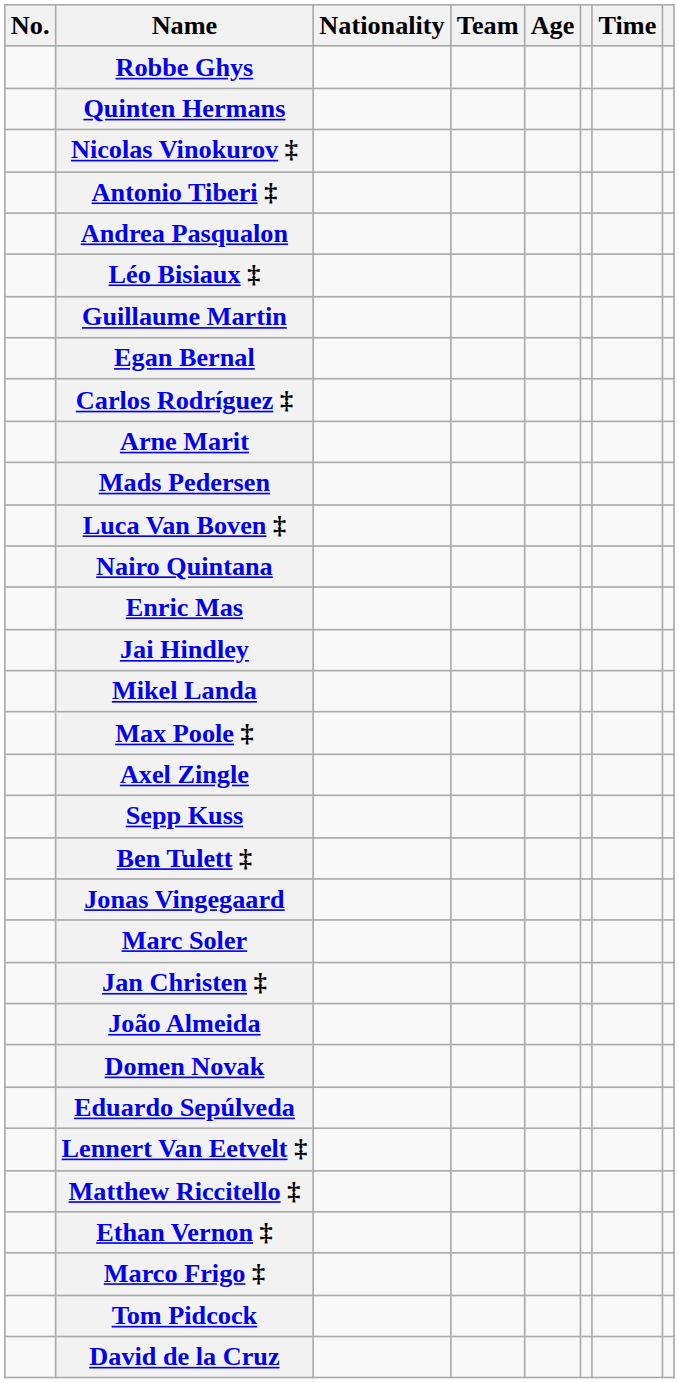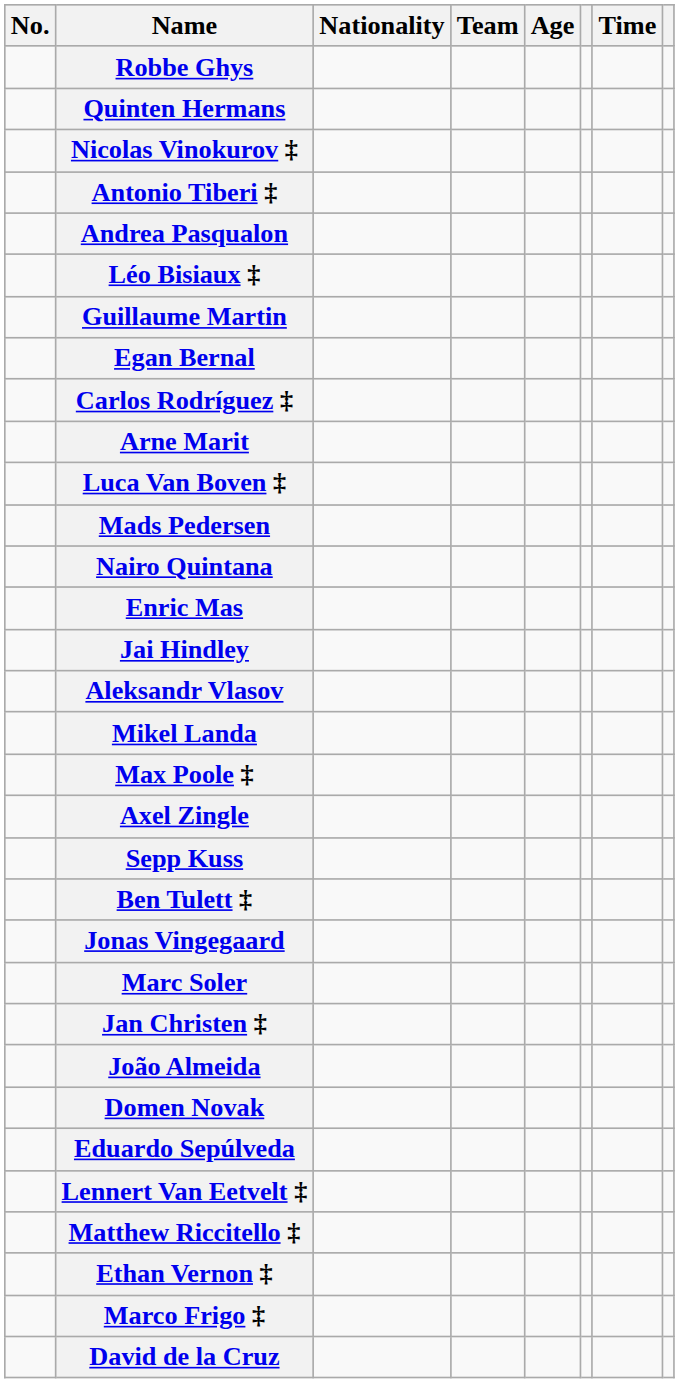rows swapped: (184, 524) <-> (184, 483)
+ row: (184, 691)
- row: (184, 1315)
